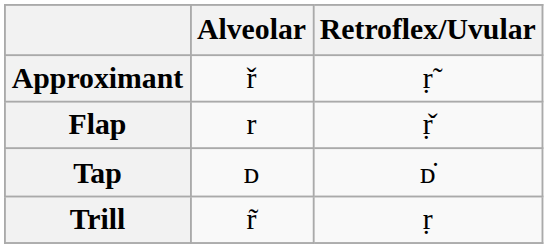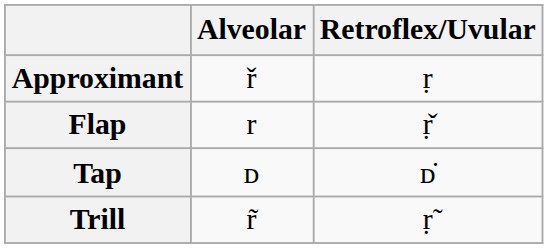(428, 77) ṛ̃ -> (428, 77) ṛ
(428, 219) ṛ -> (428, 219) ṛ̃
